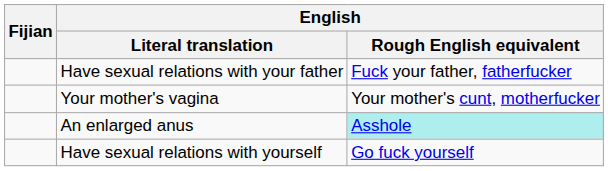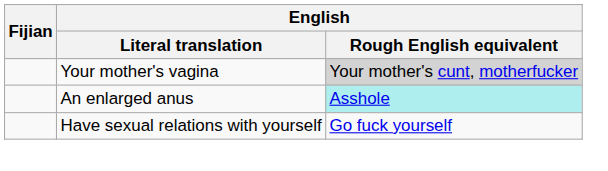- row: (202, 71)
(476, 98) no background -> (454, 71) lightgrey background
